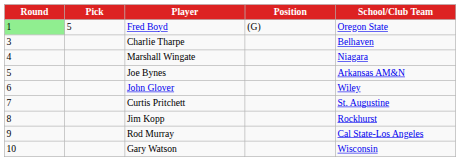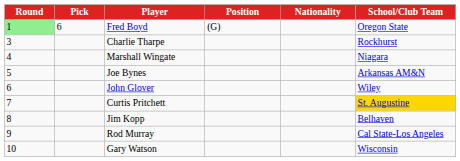+ column: (318, 12)
(69, 27) 5 -> (59, 27) 6
(356, 42) Belhaven -> (377, 42) Rockhurst
(363, 103) no background -> (383, 103) gold background
(357, 118) Rockhurst -> (376, 118) Belhaven
